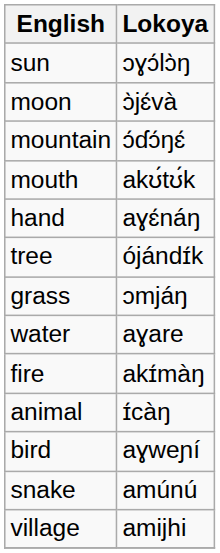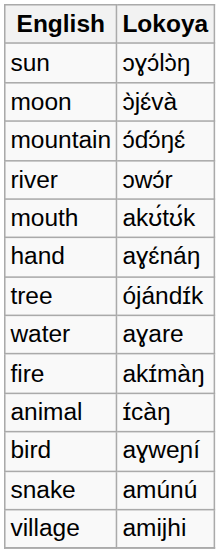+ row: (34, 179)
- row: (40, 295)
